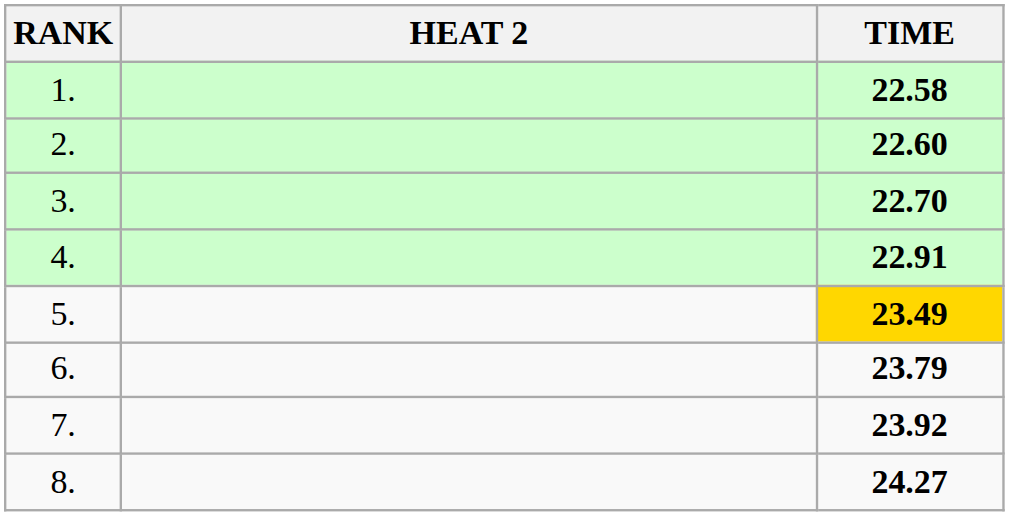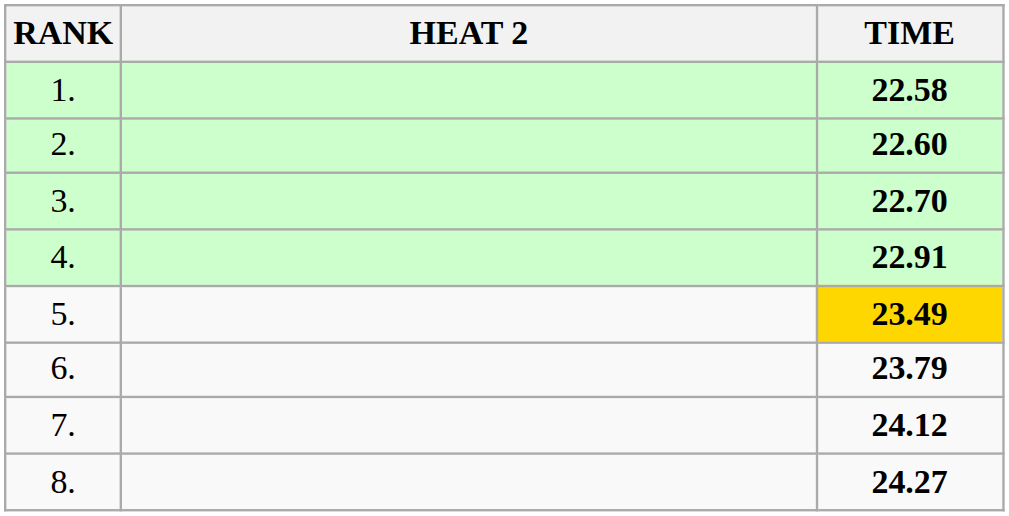(910, 425) 23.92 -> (910, 425) 24.12
